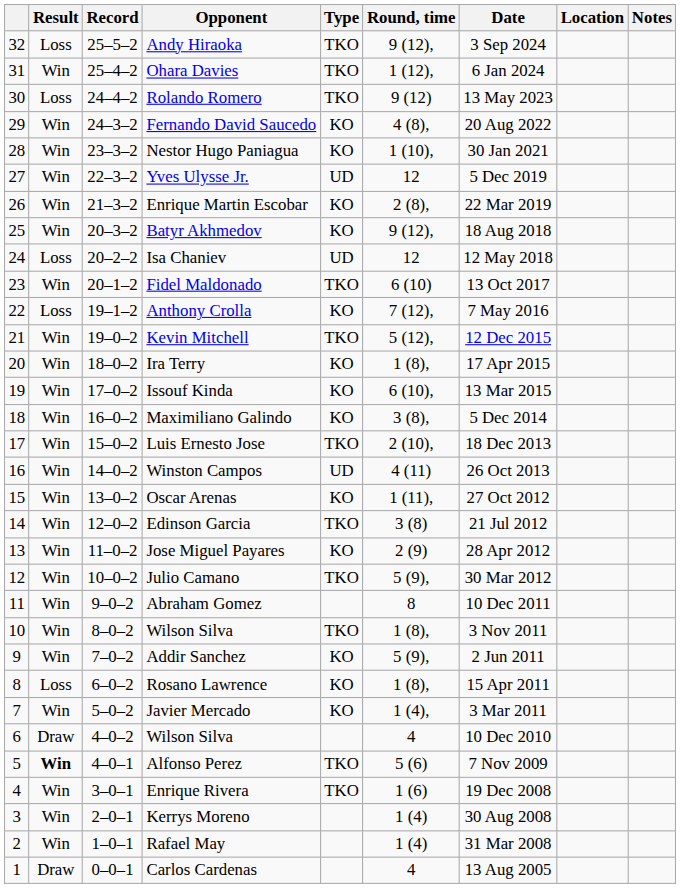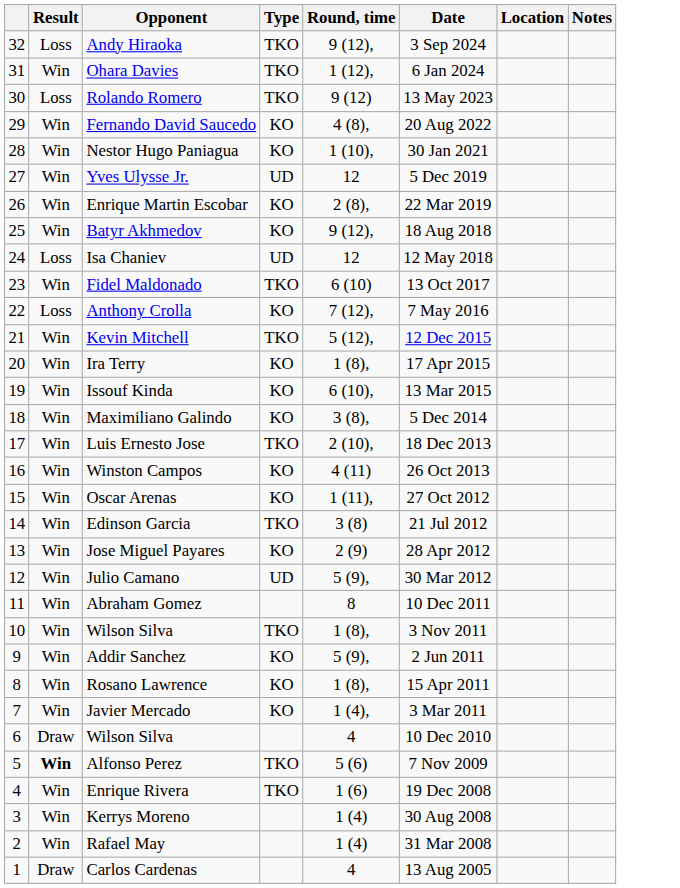- column: (113, 17)
(342, 470) UD -> (282, 470) KO
(342, 577) TKO -> (282, 577) UD
(56, 683) Loss -> (56, 683) Win
